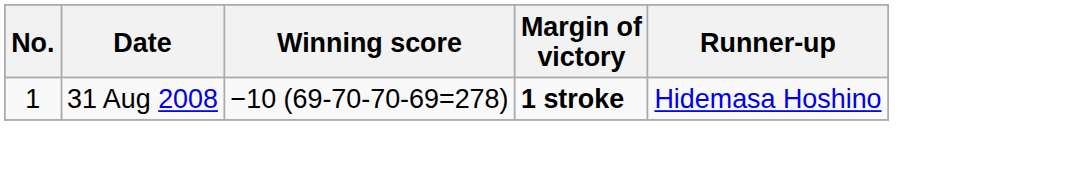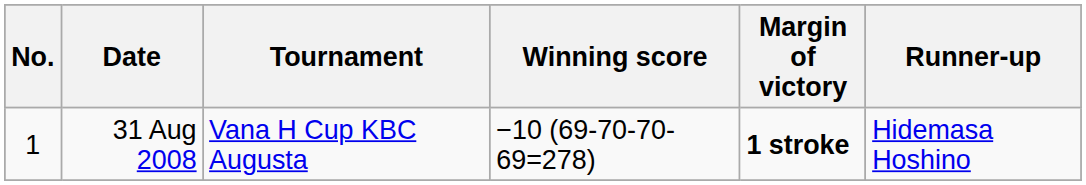+ column: (346, 56)
